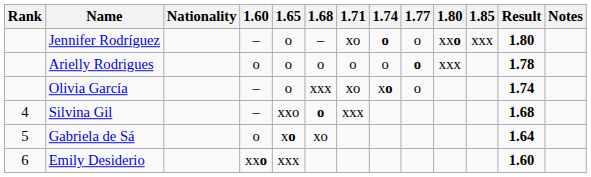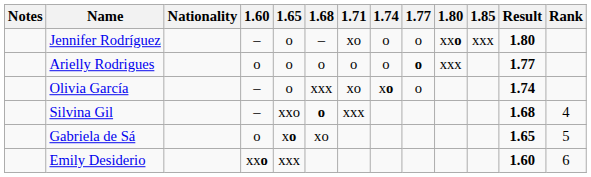columns swapped: (25, 16) <-> (566, 16)
(385, 40) bold -> (386, 40) normal
(521, 64) 1.78 -> (522, 64) 1.77
(521, 137) 1.64 -> (522, 137) 1.65
